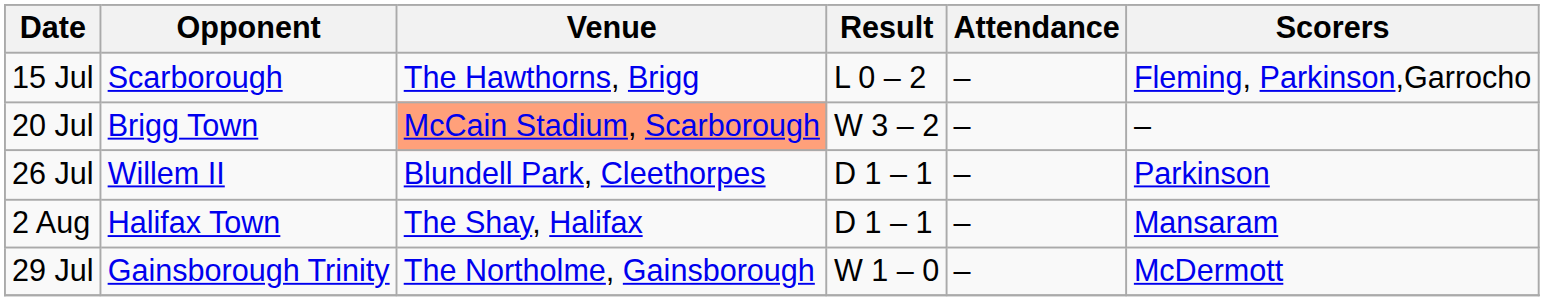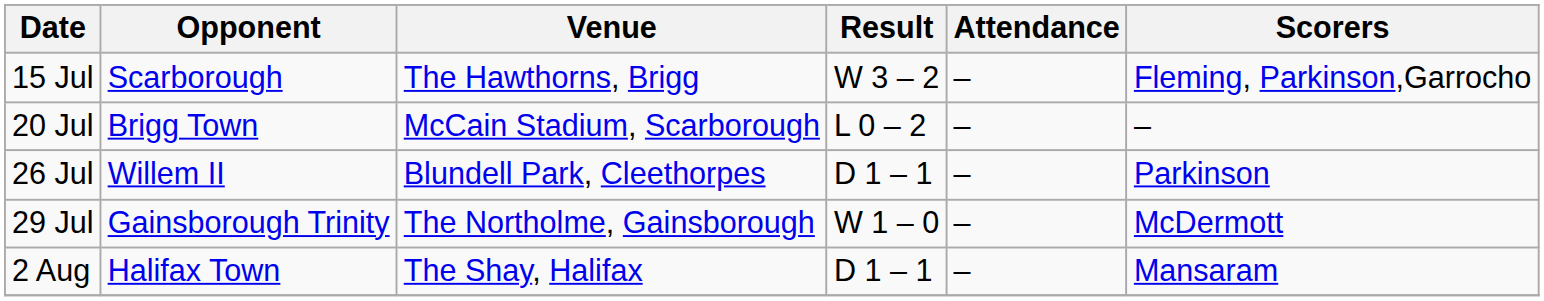(880, 77) L 0 – 2 -> (887, 77) W 3 – 2
(612, 125) lightsalmon background -> (612, 125) no background
(887, 125) W 3 – 2 -> (880, 125) L 0 – 2
rows swapped: (53, 271) <-> (51, 222)
